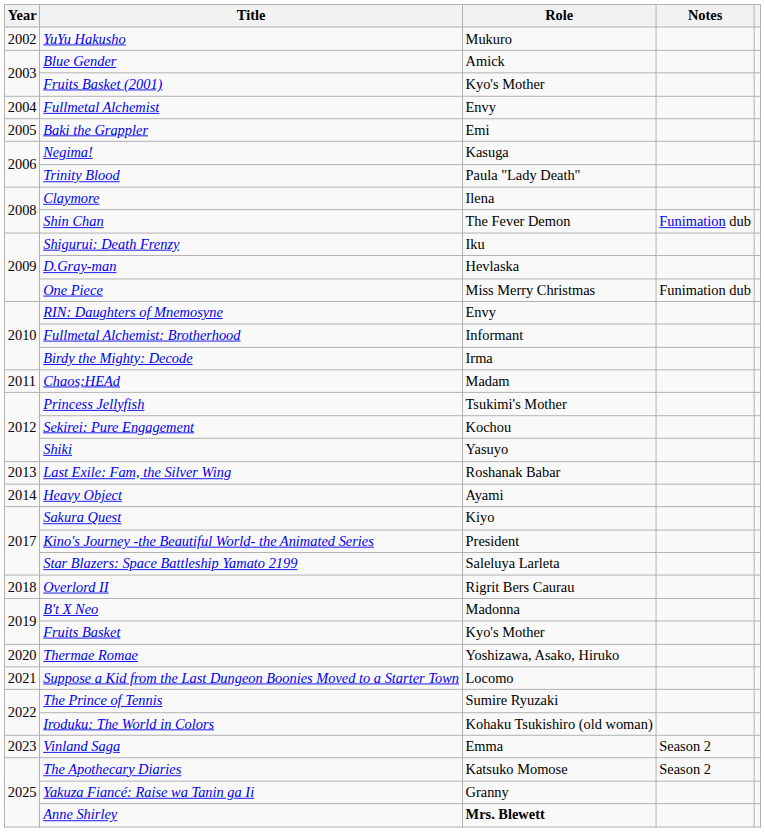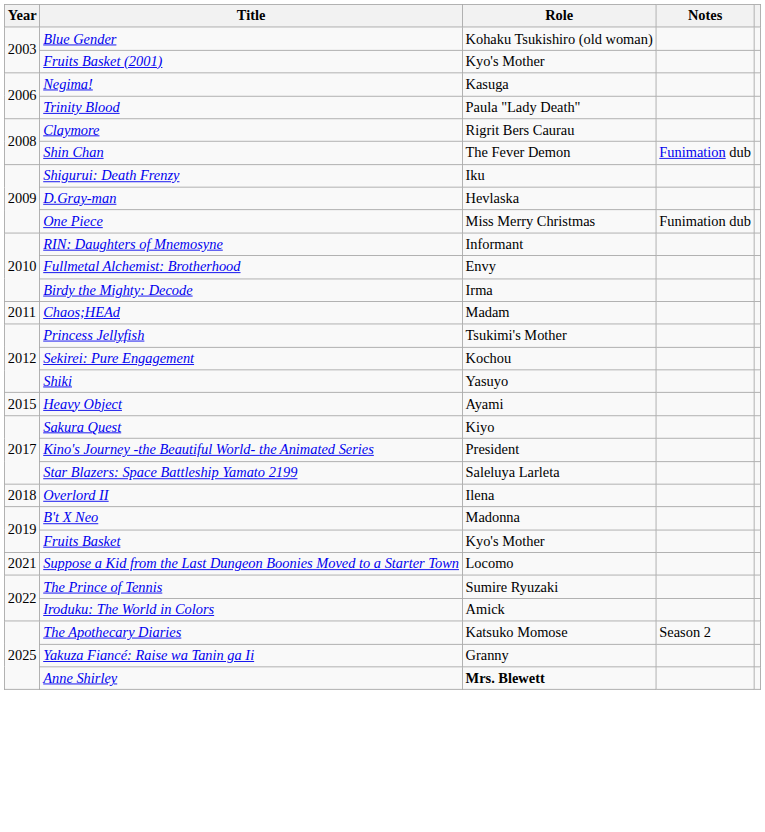- row: (84, 38)
(485, 61) Amick -> (559, 38) Kohaku Tsukishiro (old woman)
- row: (101, 107)
- row: (96, 130)
(480, 198) Ilena -> (520, 130) Rigrit Bers Caurau
(481, 312) Envy -> (494, 244) Informant
(494, 335) Informant -> (481, 267) Envy
- row: (137, 472)
(22, 495) 2014 -> (22, 404) 2015
(520, 586) Rigrit Bers Caurau -> (480, 495) Ilena
- row: (91, 655)
(559, 723) Kohaku Tsukishiro (old woman) -> (485, 609) Amick
- row: (82, 746)
